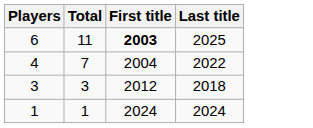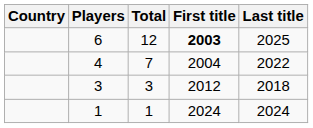+ column: (36, 16)
(85, 39) 11 -> (149, 39) 12
